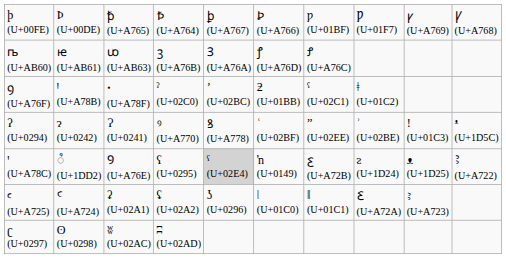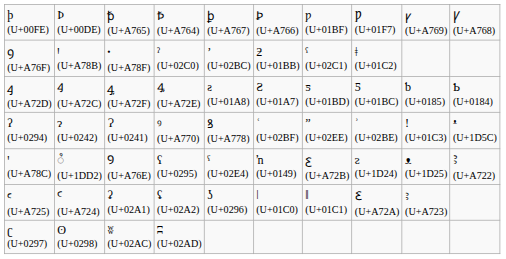- row: (29, 59)
+ row: (29, 95)
(227, 166) lightgrey background -> (228, 166) no background
